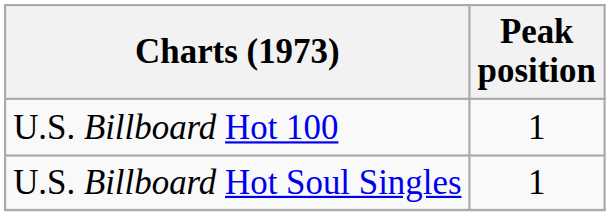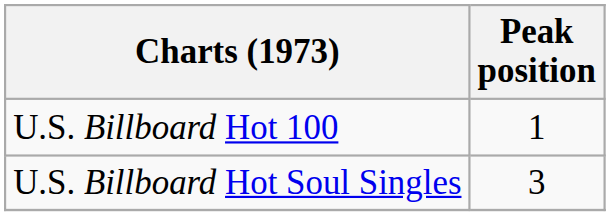(537, 182) 1 -> (537, 182) 3
